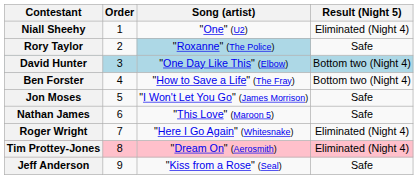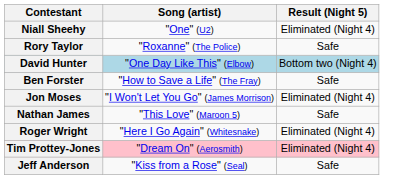- column: (120, 13)
(224, 47) lightblue background -> (190, 47) no background
(362, 81) Bottom two (Night 4) -> (328, 81) Safe
(362, 98) Safe -> (328, 98) Eliminated (Night 4)
